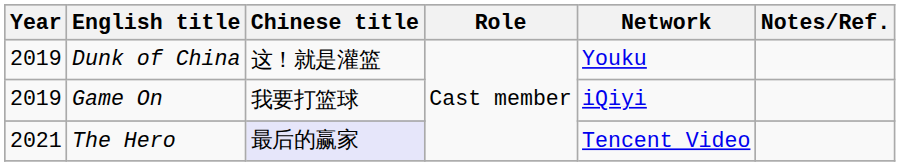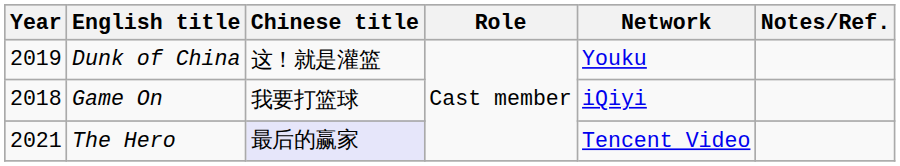(36, 100) 2019 -> (36, 100) 2018
